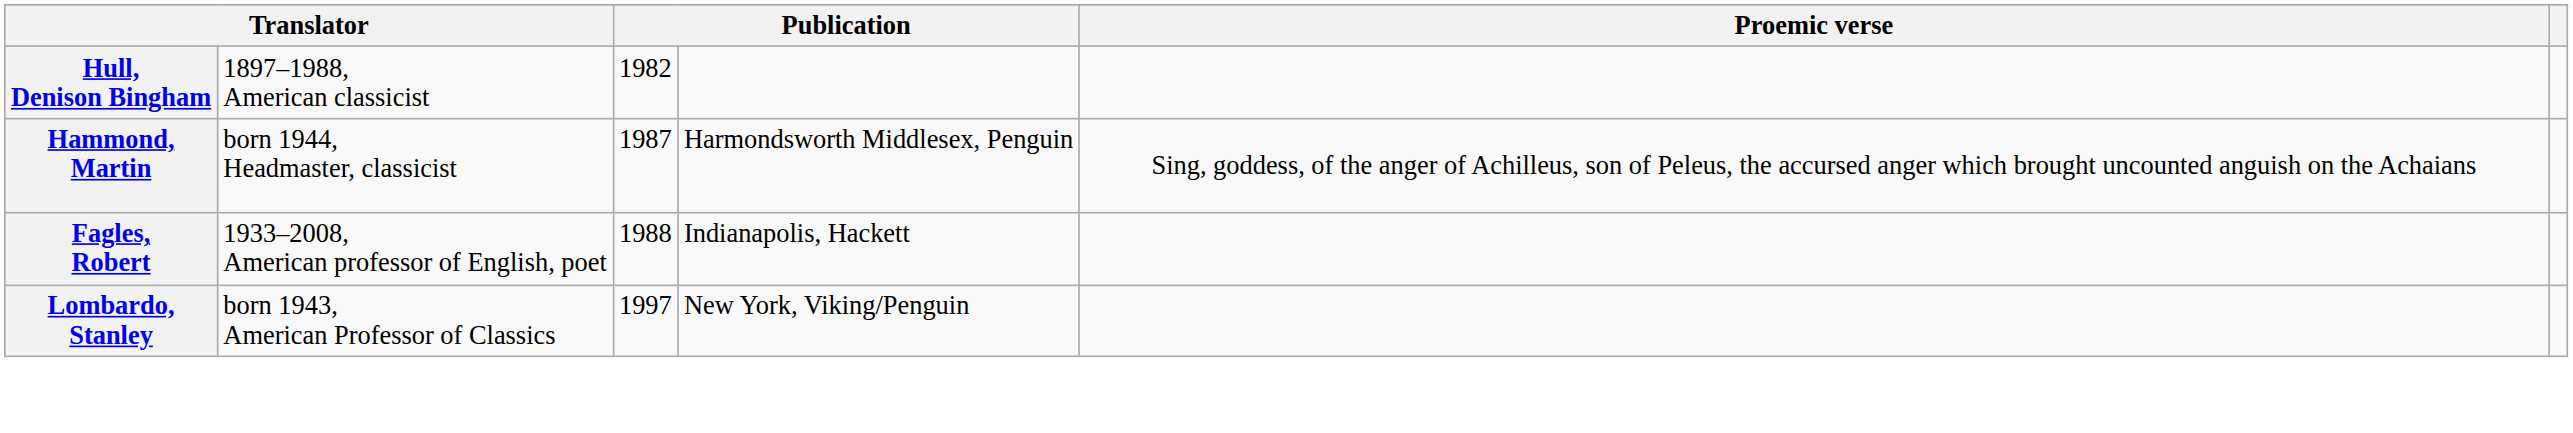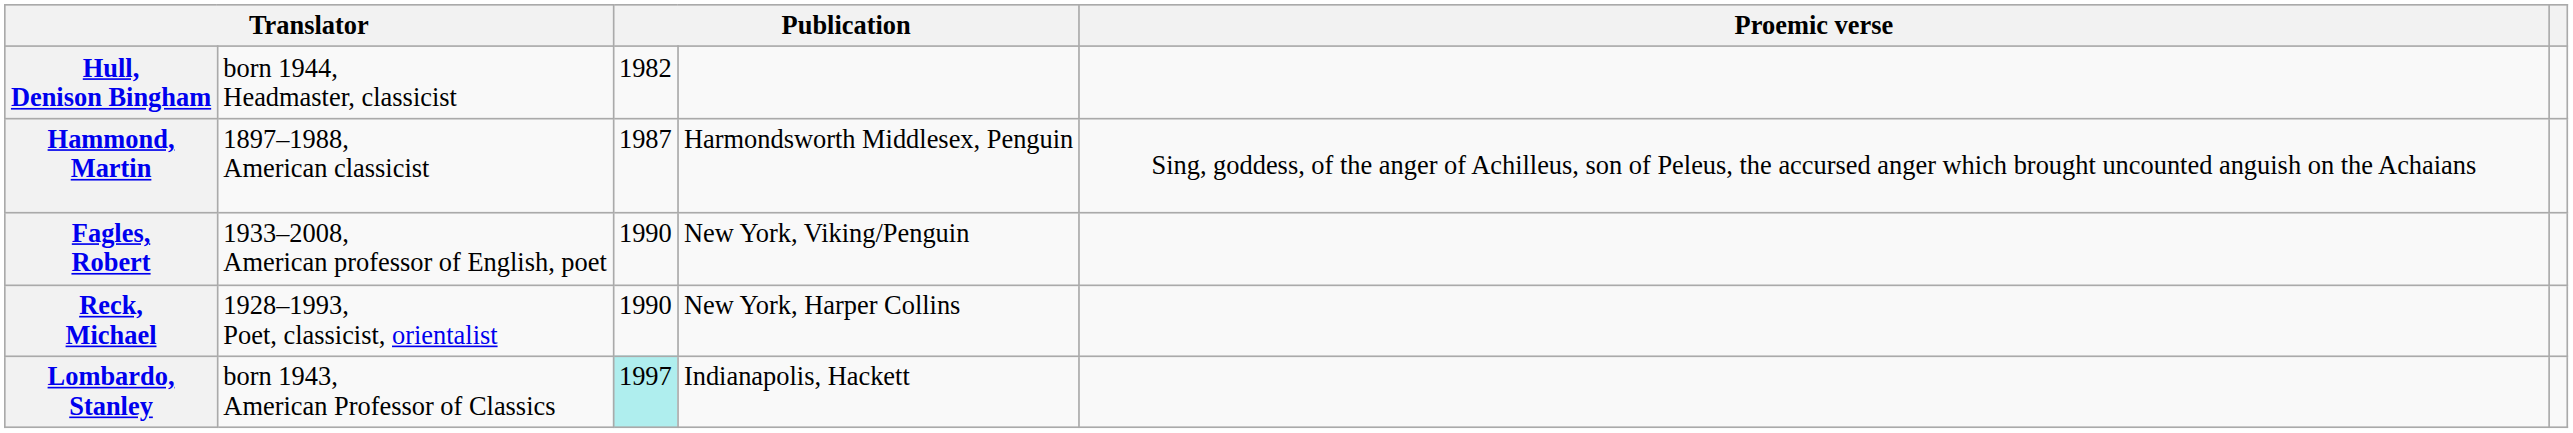(326, 82) 1897–1988, American classicist -> (340, 82) born 1944, Headmaster, classicist
(340, 153) born 1944, Headmaster, classicist -> (326, 153) 1897–1988, American classicist
(645, 233) 1988 -> (645, 233) 1990
(797, 233) Indianapolis, Hackett -> (827, 233) New York, Viking/Penguin
+ row: (111, 319)
(645, 305) no background -> (645, 376) paleturquoise background
(827, 305) New York, Viking/Penguin -> (797, 376) Indianapolis, Hackett
